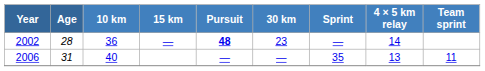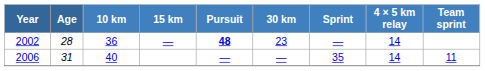(395, 58) 13 -> (395, 58) 14
